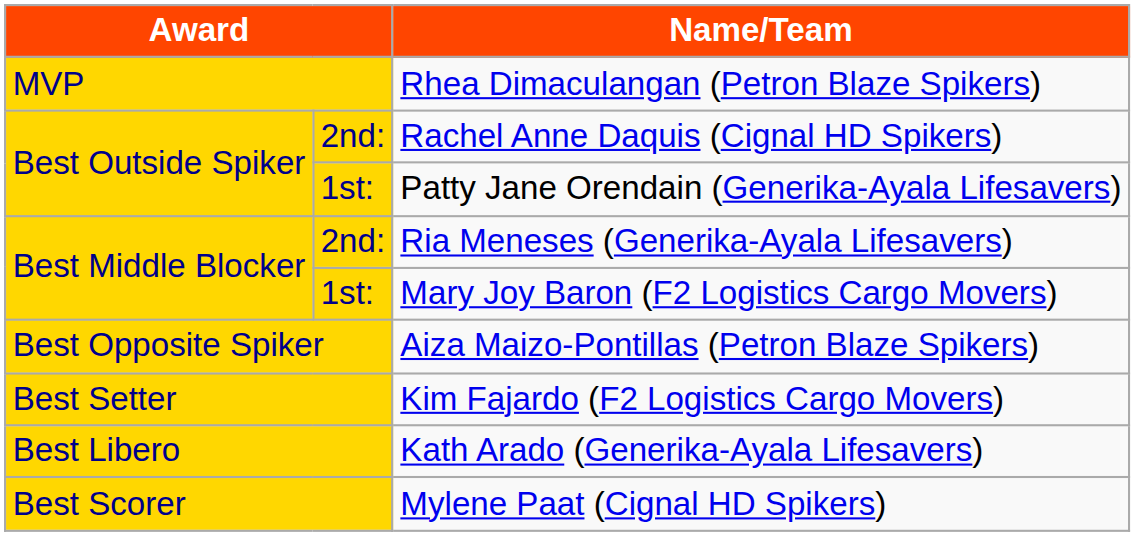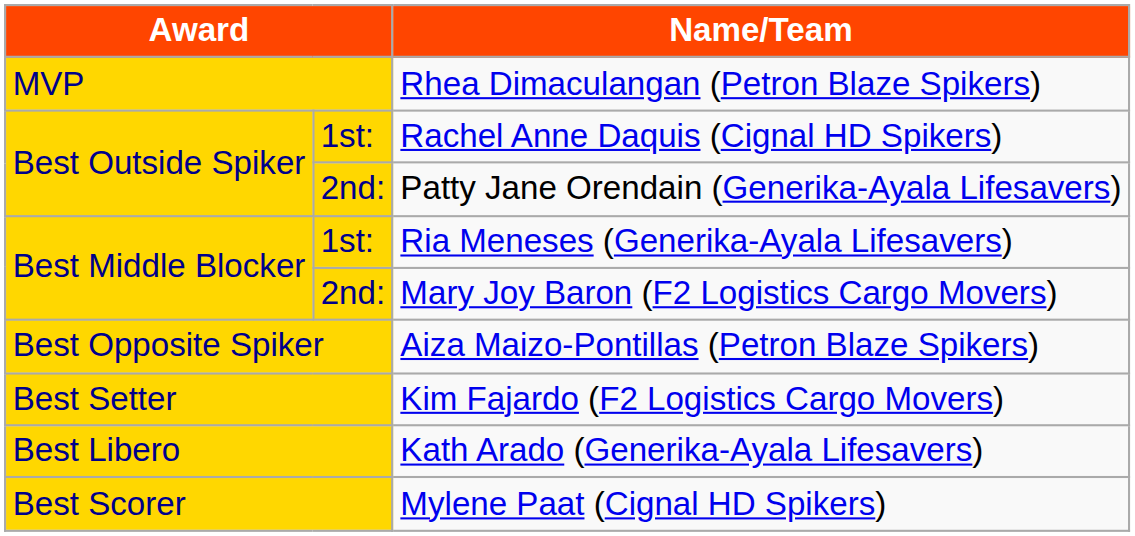(353, 135) 2nd: -> (347, 135) 1st:
(347, 188) 1st: -> (353, 188) 2nd:
(353, 240) 2nd: -> (347, 240) 1st:
(347, 293) 1st: -> (353, 293) 2nd:
